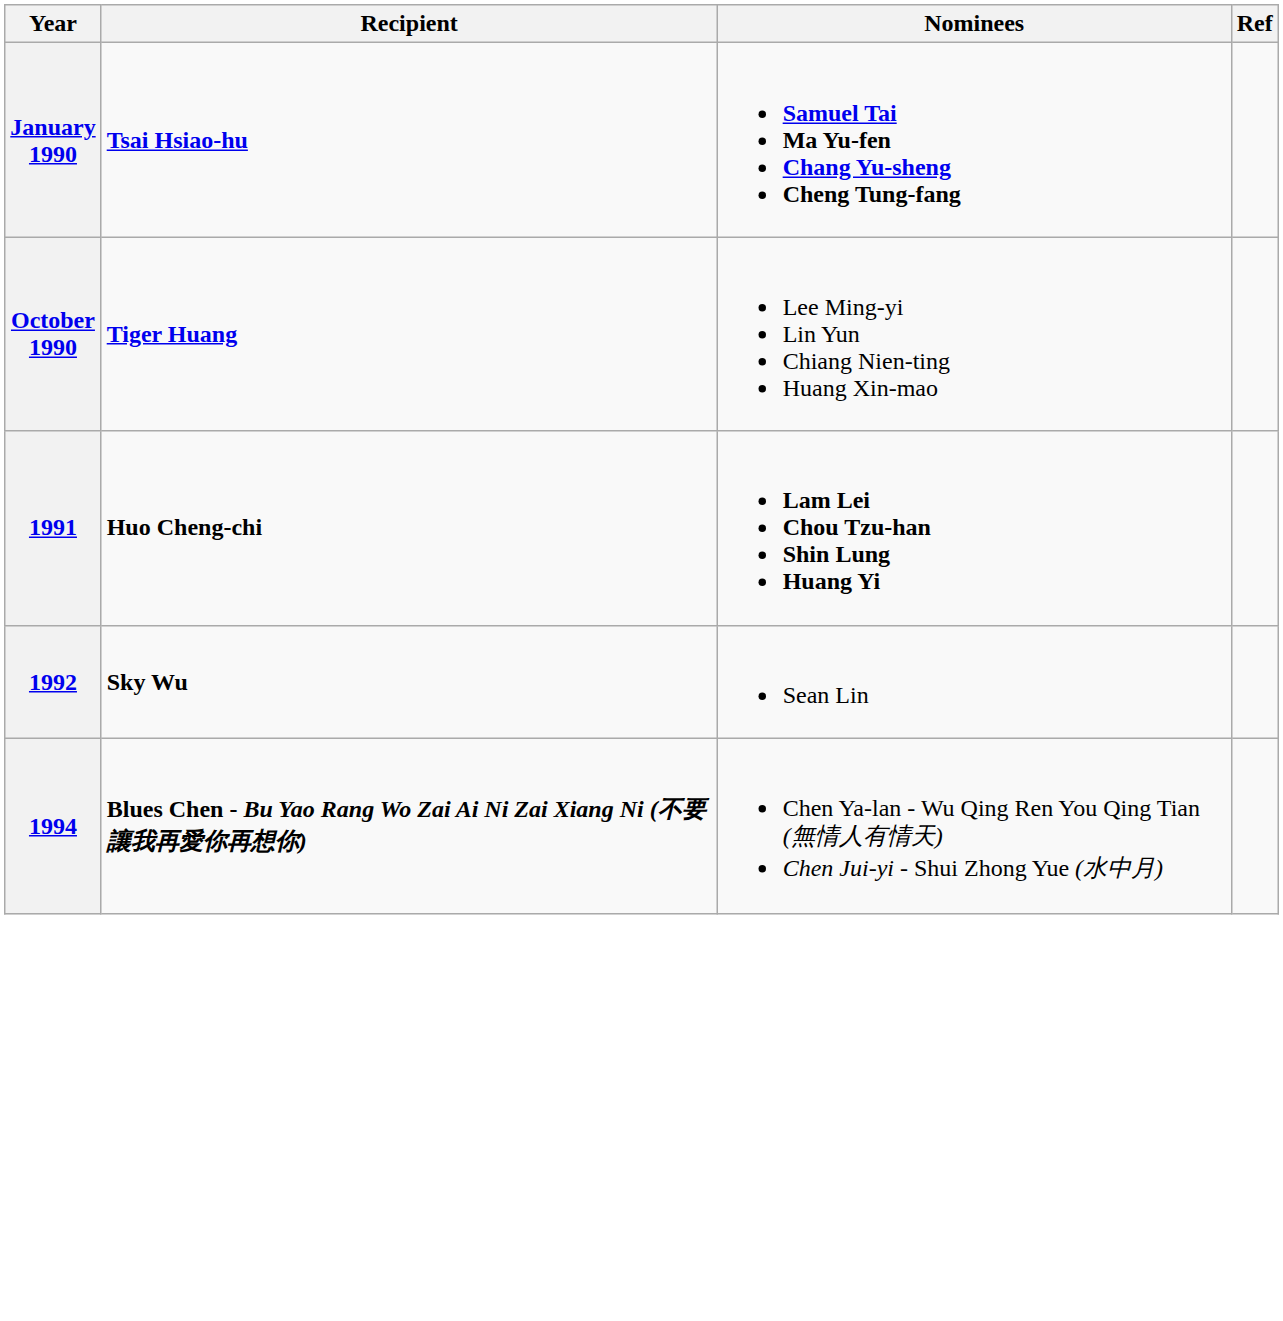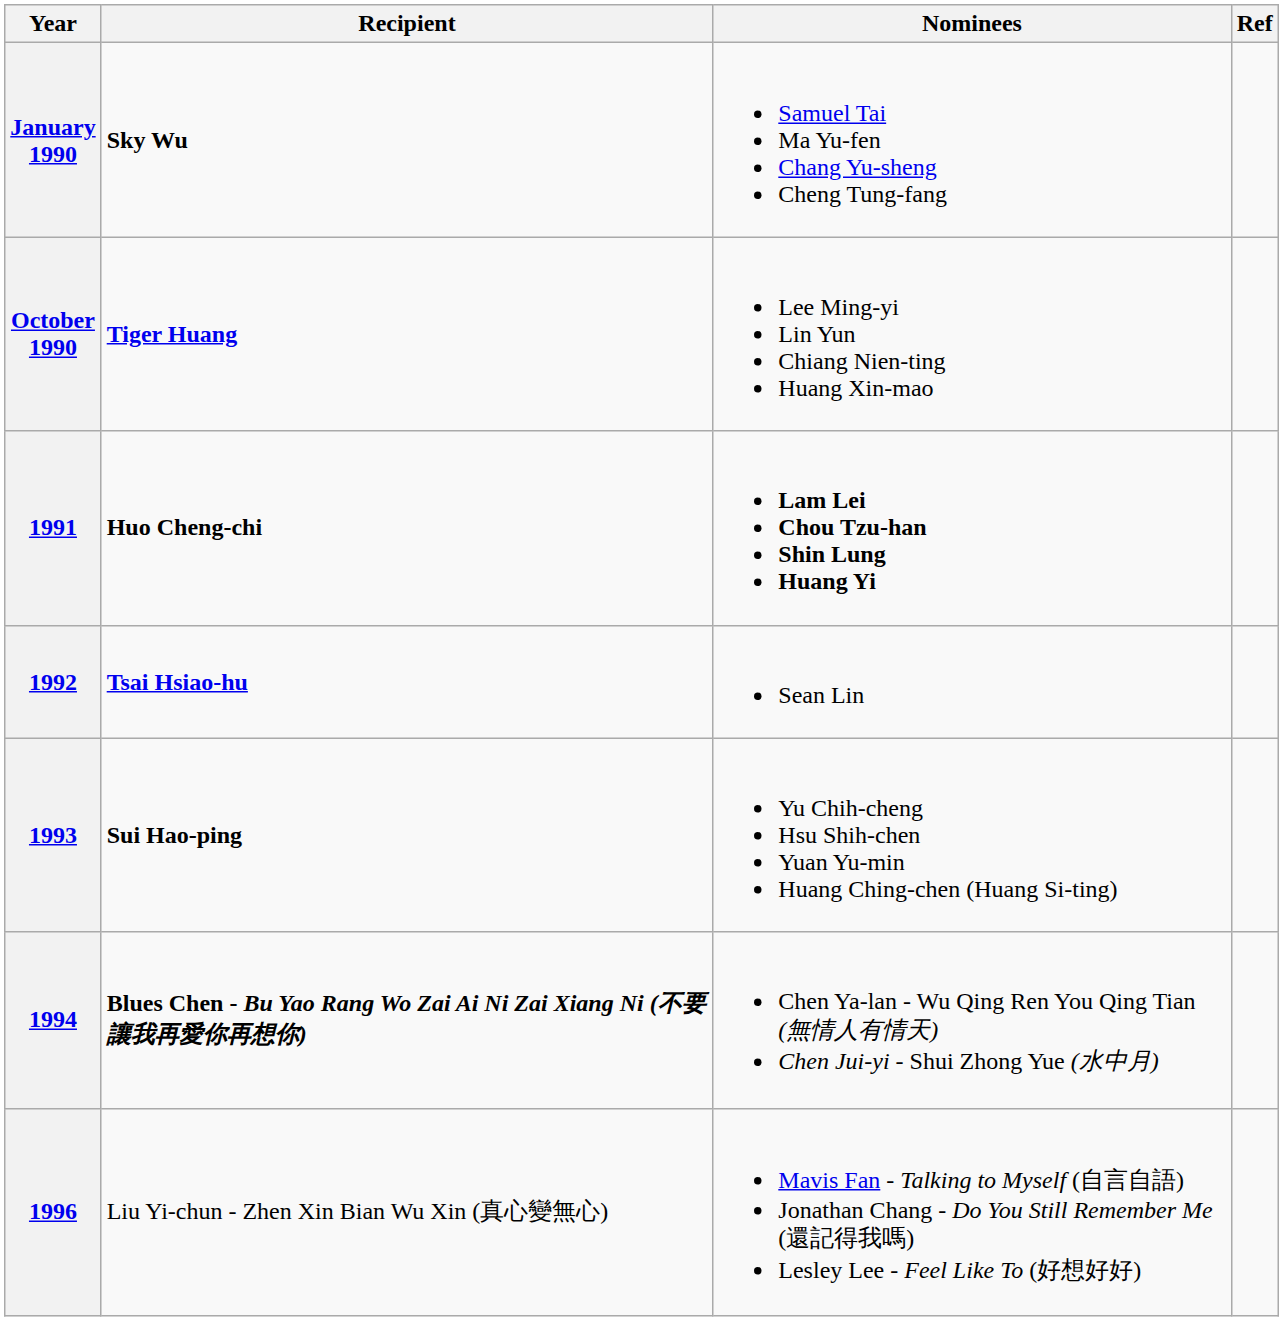(177, 139) Tsai Hsiao-hu -> (147, 139) Sky Wu
(974, 153) bold -> (972, 153) normal
(147, 681) Sky Wu -> (177, 681) Tsai Hsiao-hu
+ row: (53, 834)
+ row: (53, 1211)
